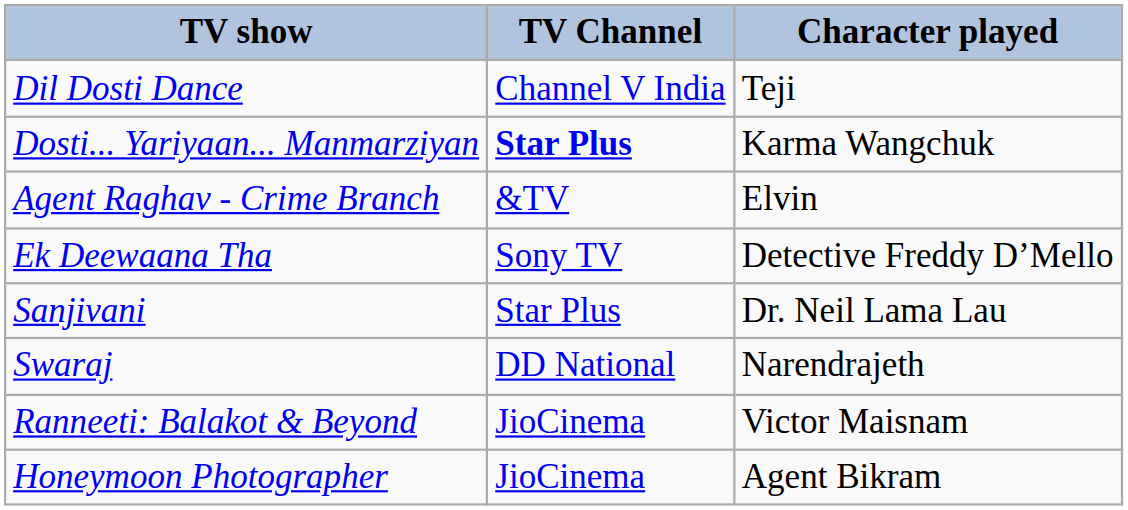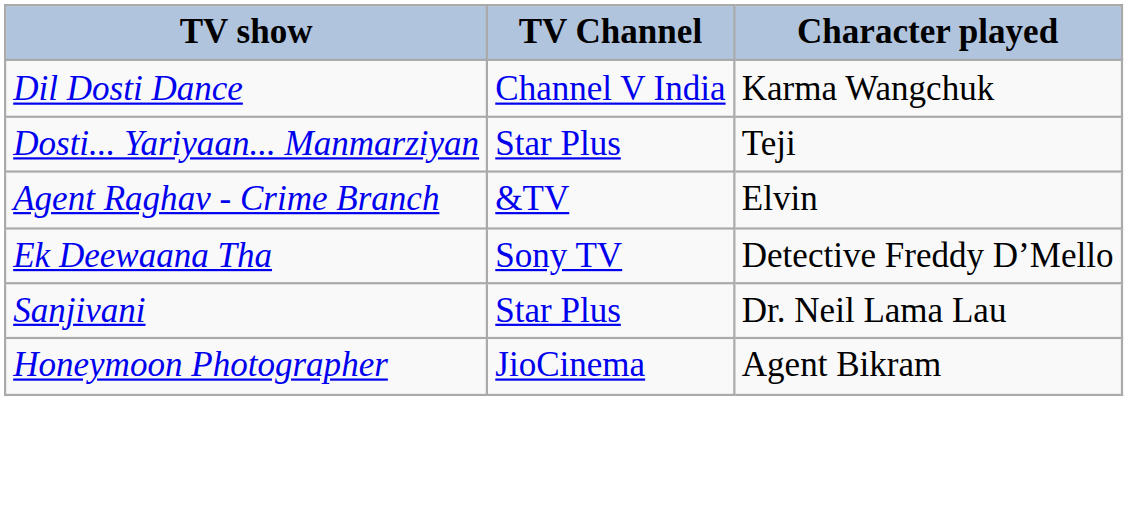(769, 87) Teji -> (868, 87) Karma Wangchuk
(564, 143) bold -> (558, 143) normal
(868, 143) Karma Wangchuk -> (769, 143) Teji
- row: (63, 365)
- row: (215, 421)
